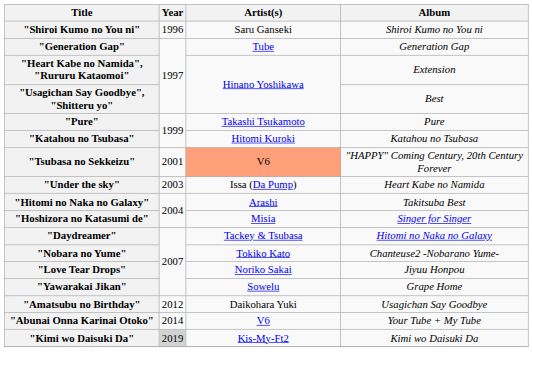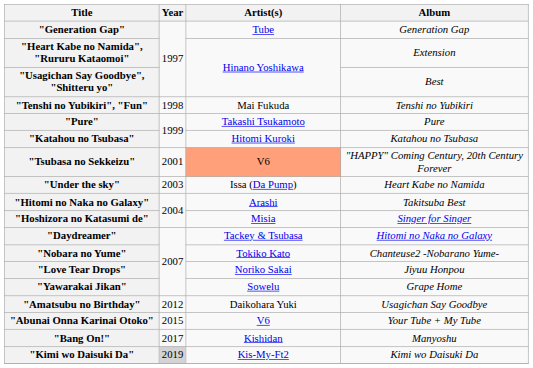- row: (82, 30)
+ row: (82, 105)
(173, 321) 2014 -> (173, 321) 2015
+ row: (82, 338)
